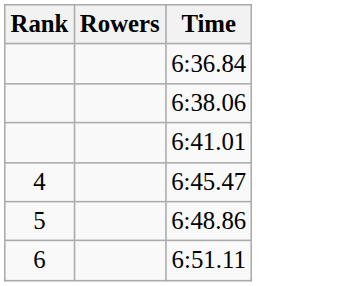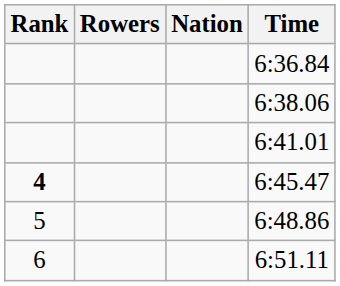+ column: (207, 24)
(39, 181) normal -> (39, 181) bold
